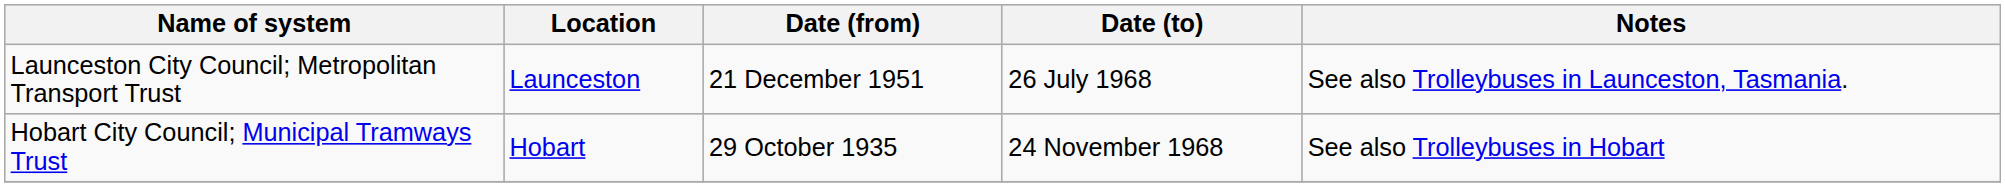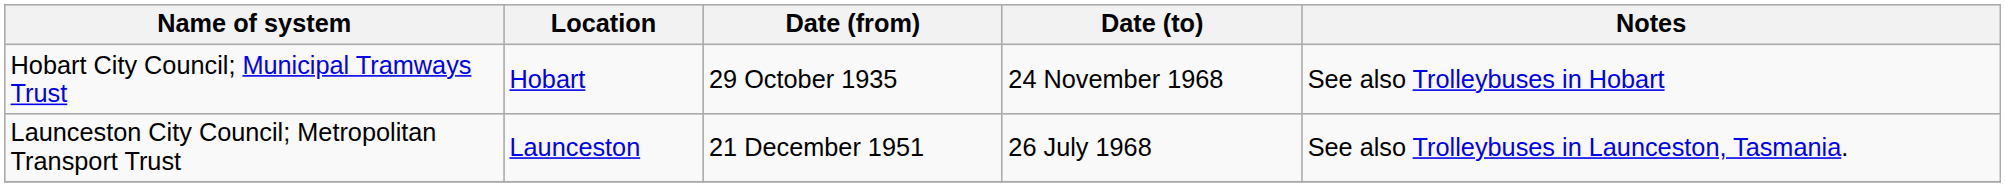rows swapped: (241, 147) <-> (224, 78)
